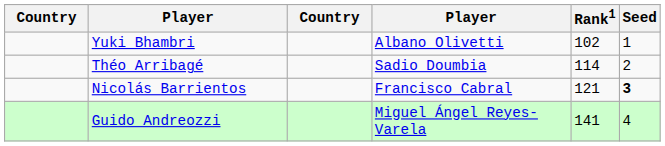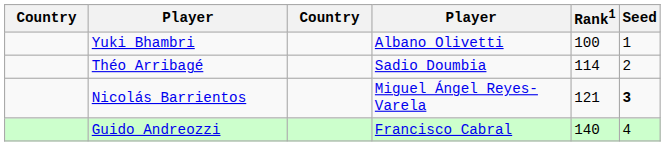(587, 43) 102 -> (587, 43) 100
(444, 90) Francisco Cabral -> (456, 98) Miguel Ángel Reyes-Varela
(456, 121) Miguel Ángel Reyes-Varela -> (444, 130) Francisco Cabral
(587, 121) 141 -> (587, 130) 140
